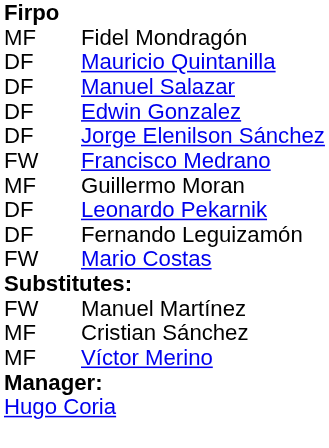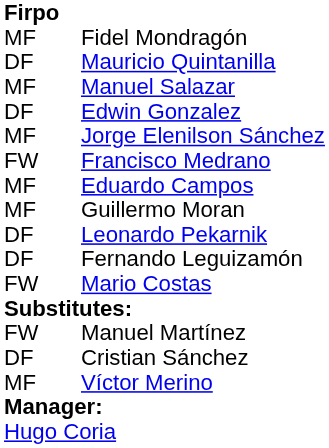(19, 86) DF -> (20, 86) MF
(19, 136) DF -> (20, 136) MF
+ row: (167, 185)
(20, 333) MF -> (19, 357) DF
